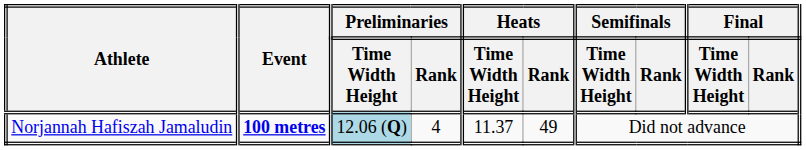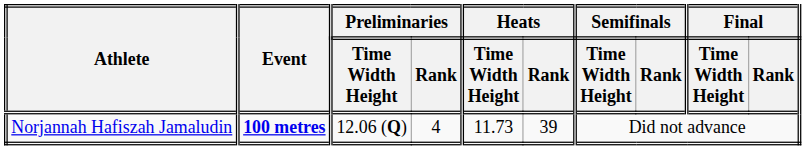(372, 128) lightblue background -> (372, 128) no background
(493, 128) 11.37 -> (493, 128) 11.73
(548, 128) 49 -> (548, 128) 39
